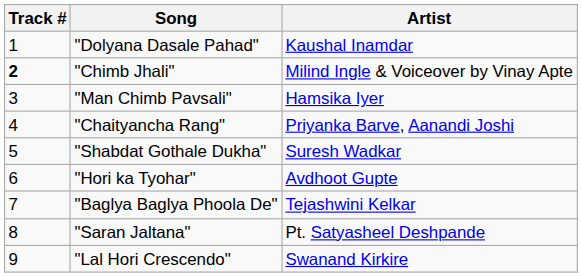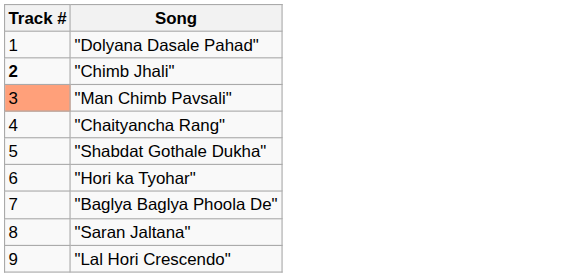- column: (429, 18)
(13, 98) no background -> (13, 98) lightsalmon background
